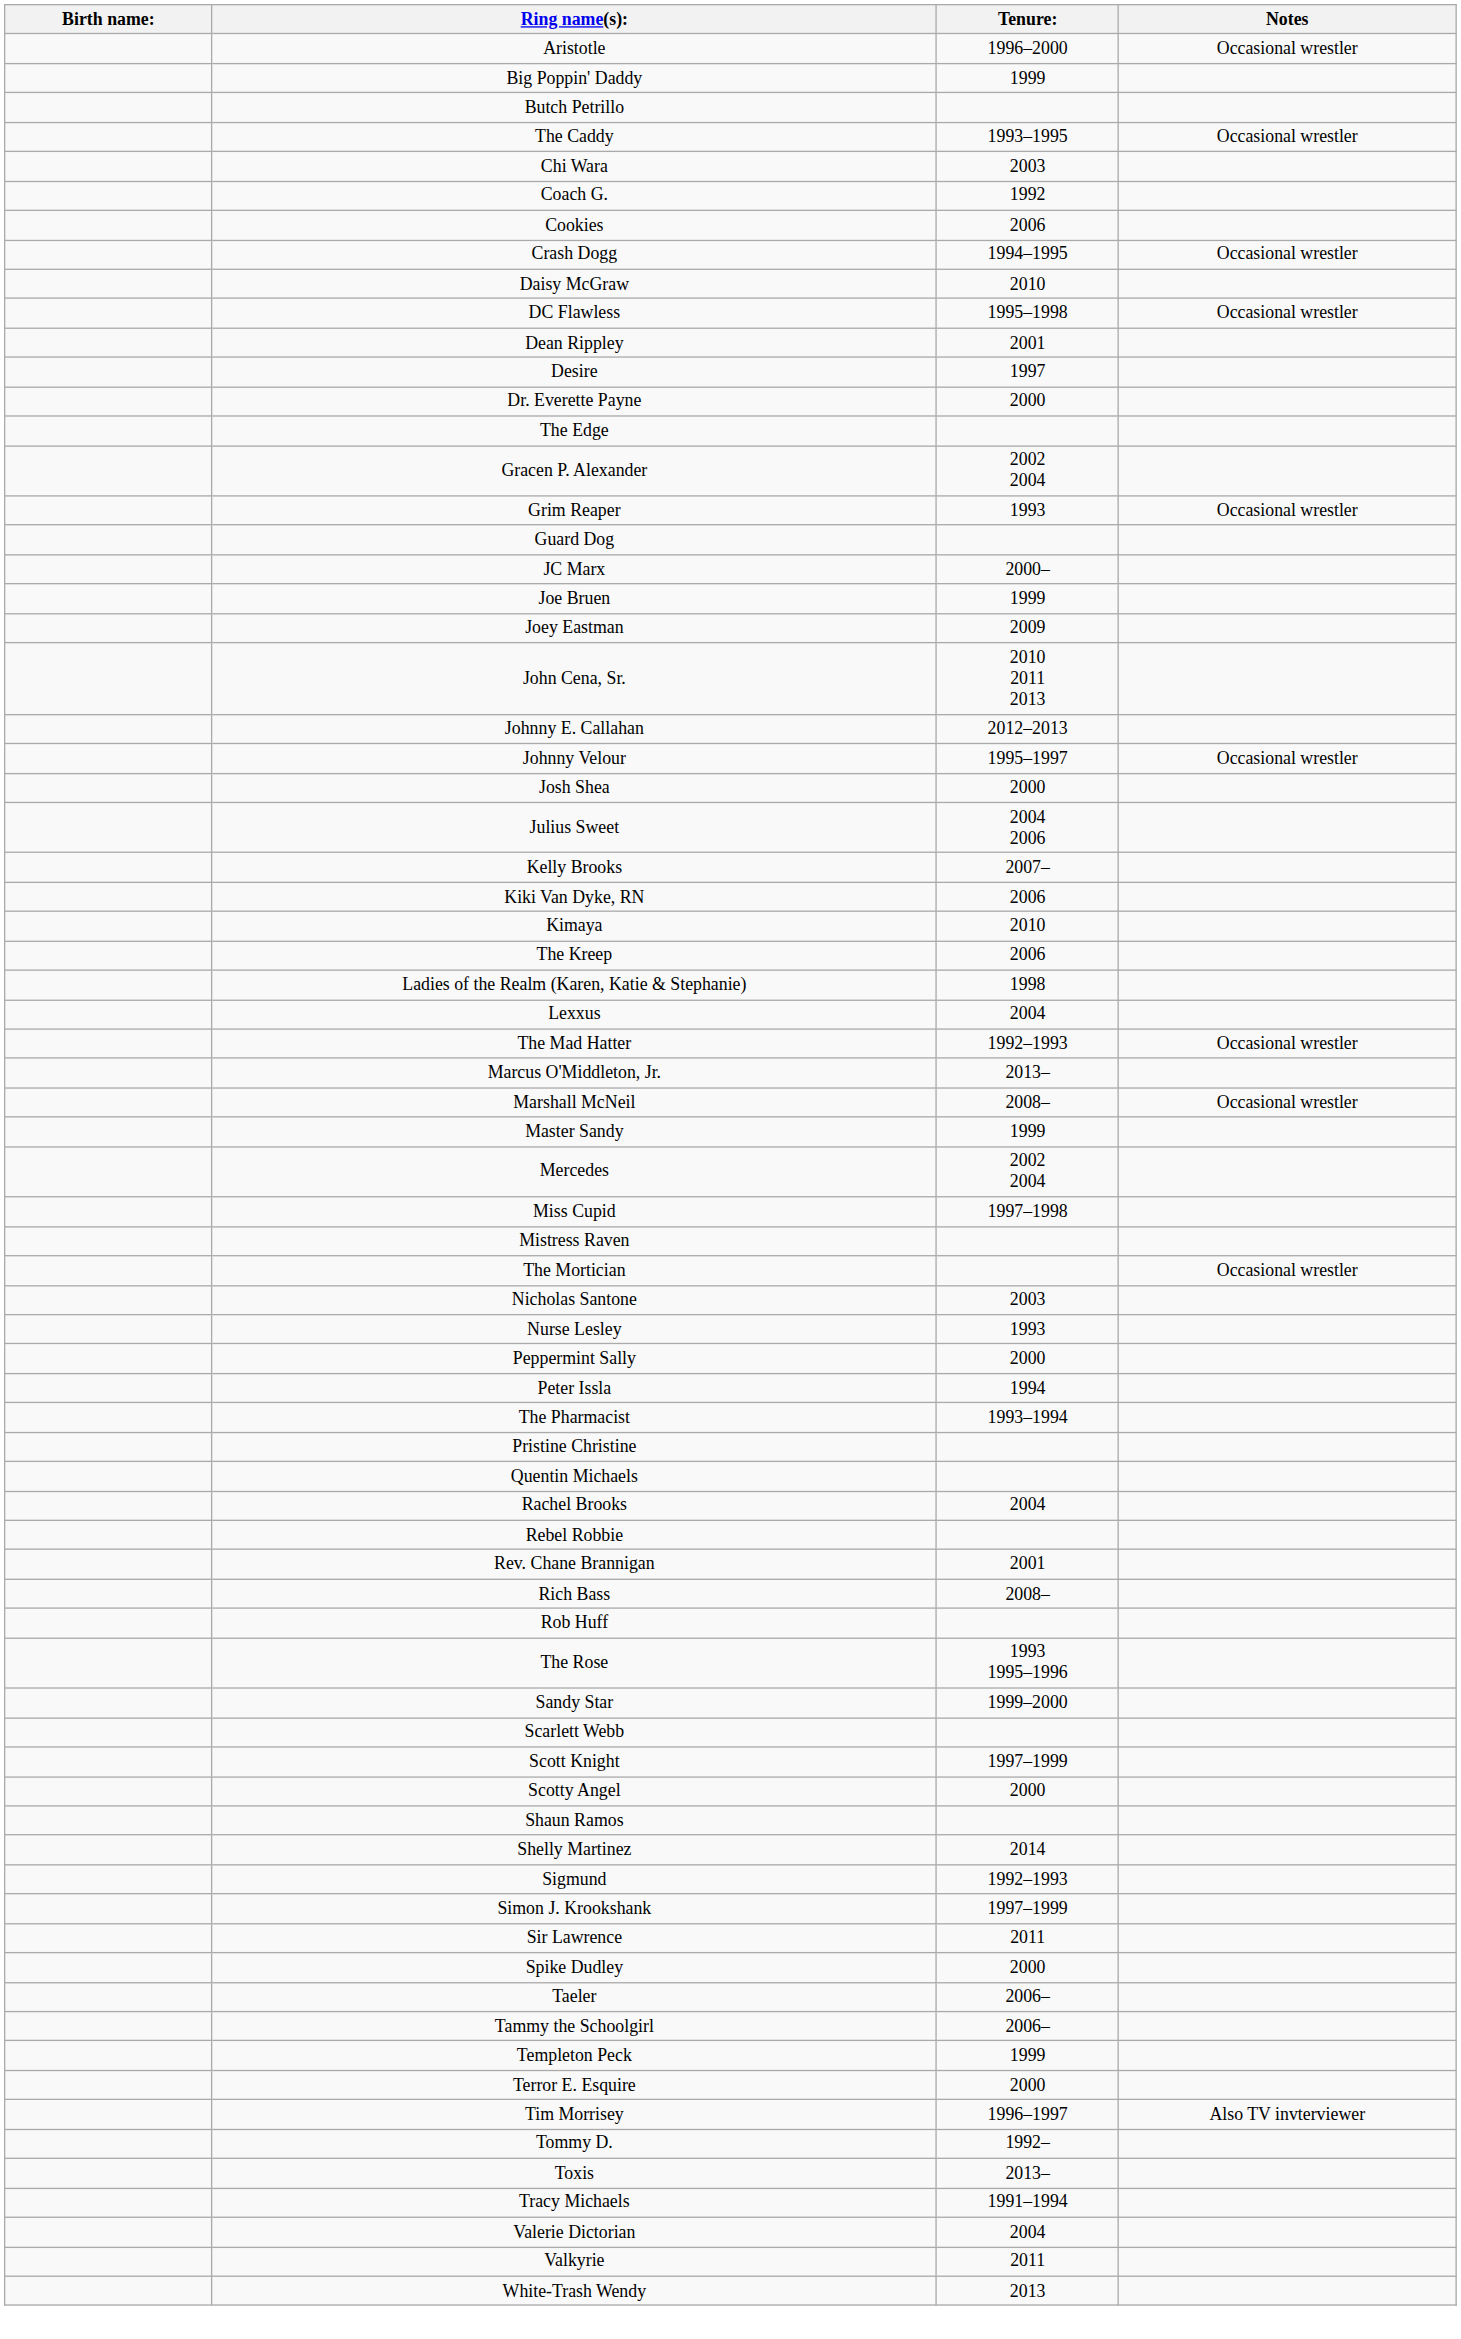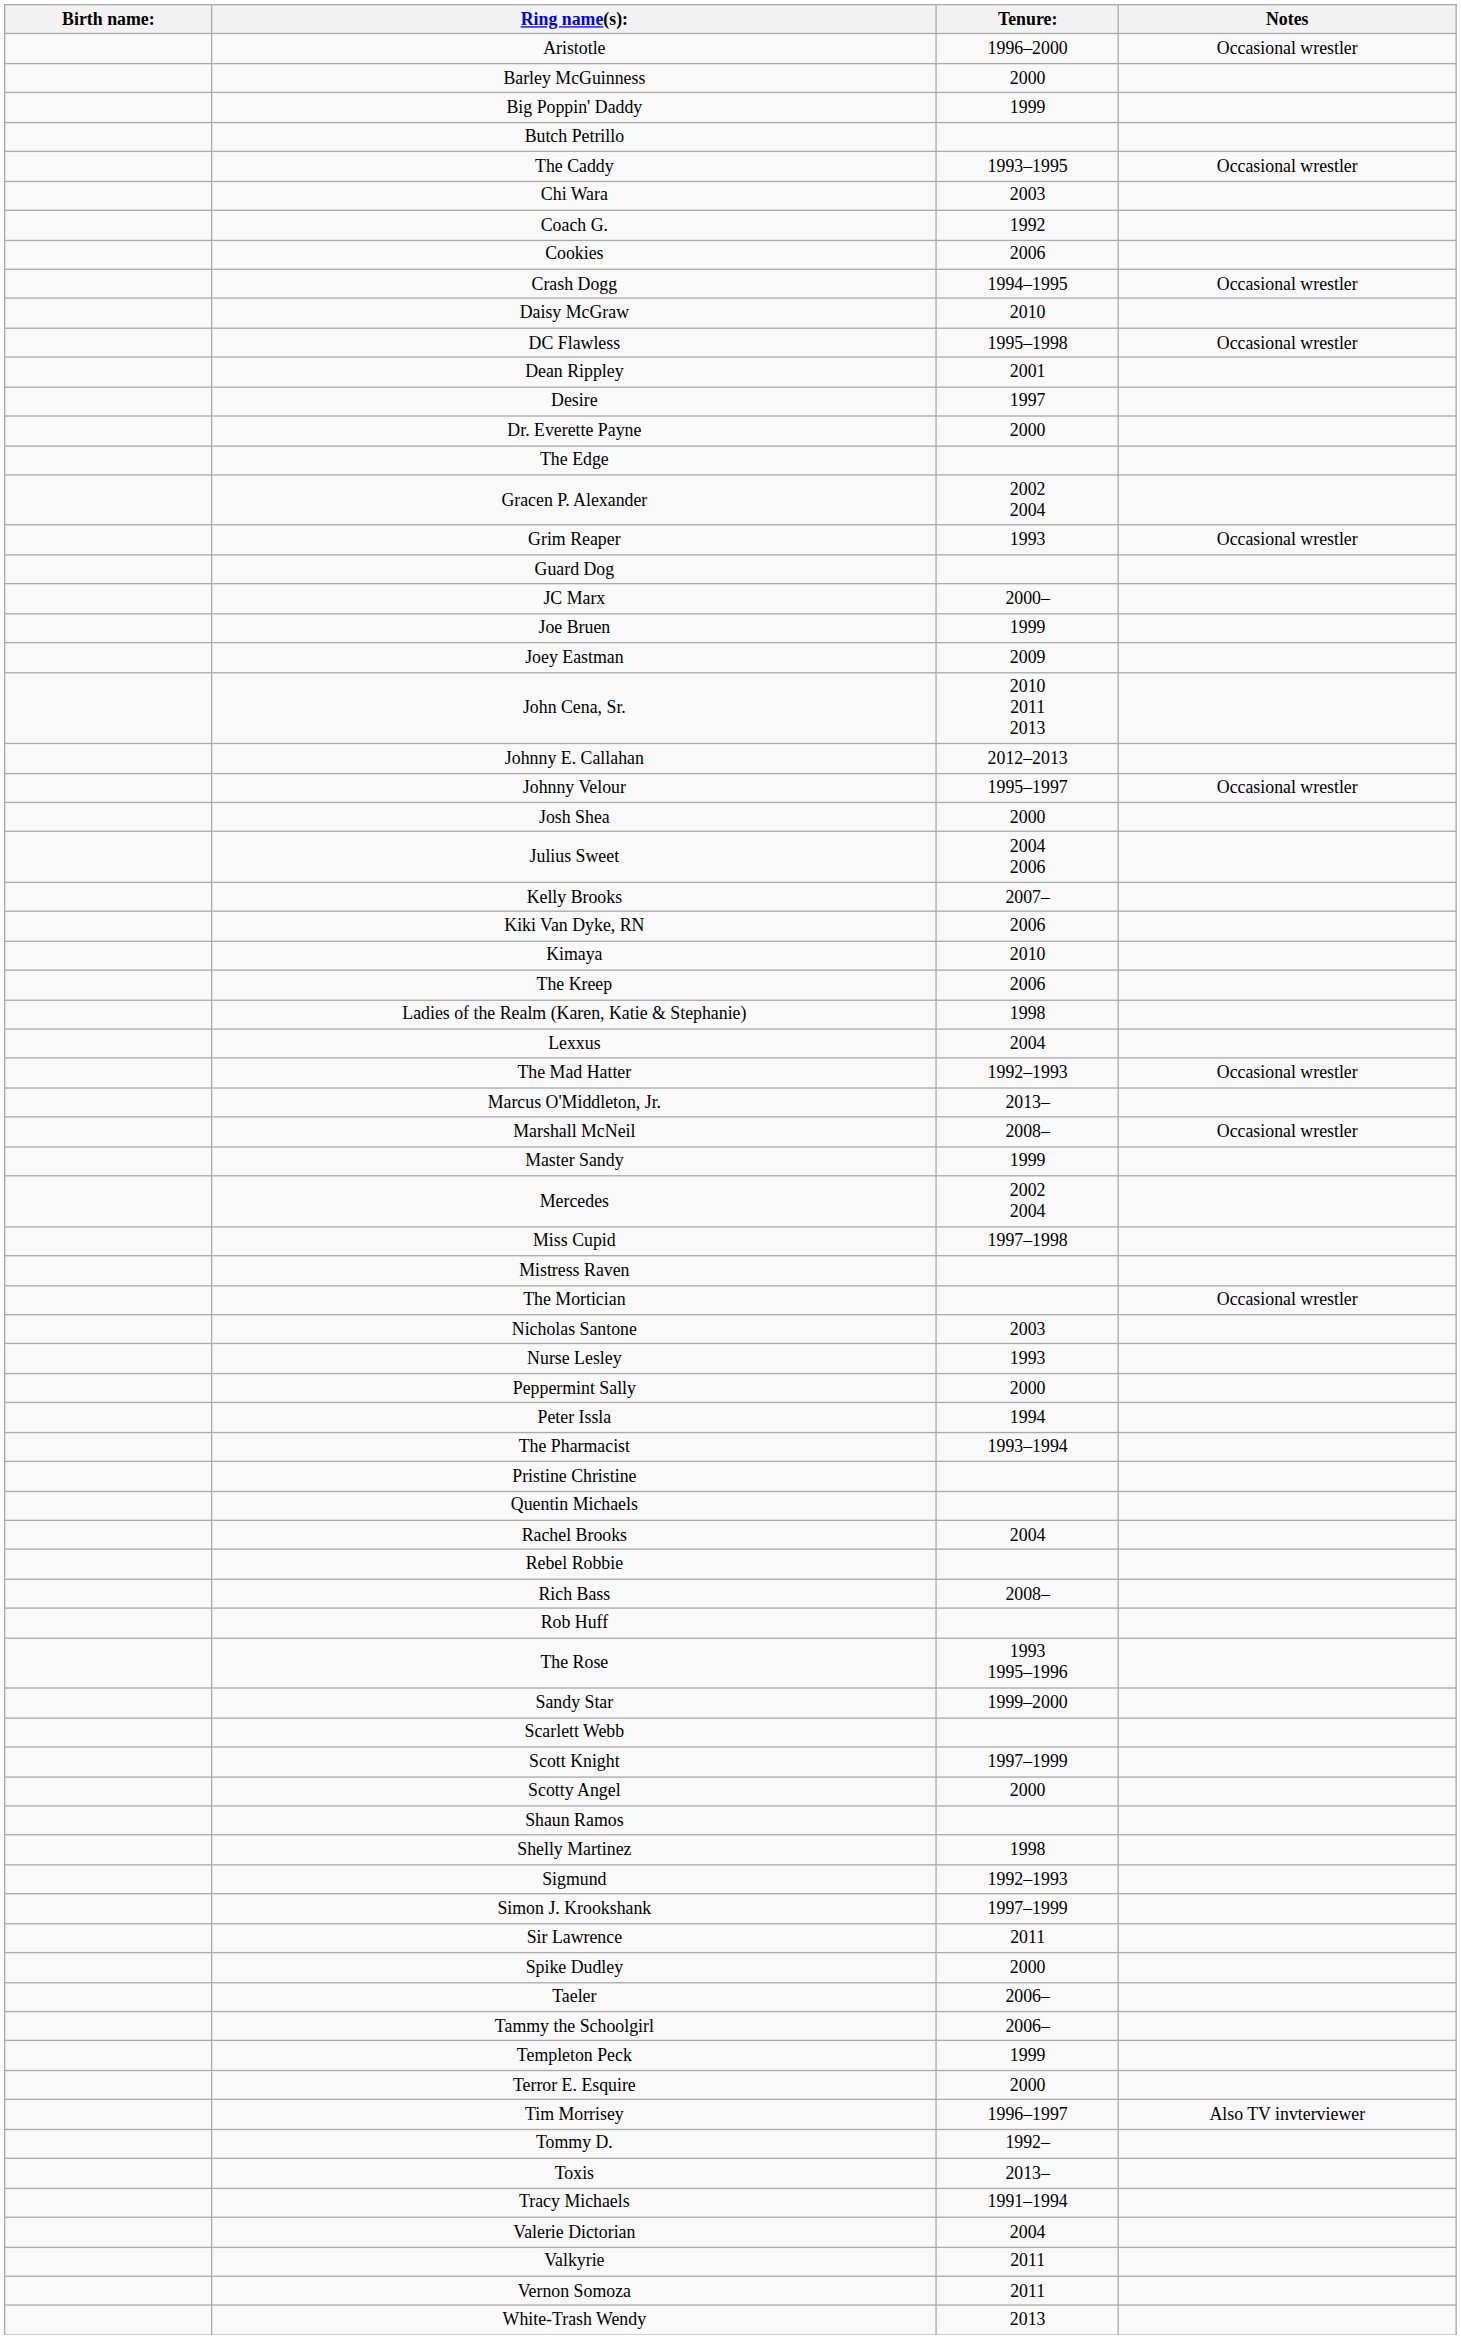+ row: (574, 77)
- row: (574, 1563)
(1028, 1849) 2014 -> (1028, 1849) 1998
+ row: (574, 2290)
